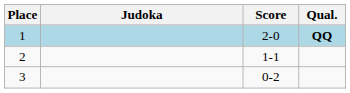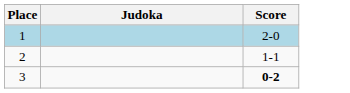- column: (322, 14)
(271, 77) normal -> (271, 77) bold
